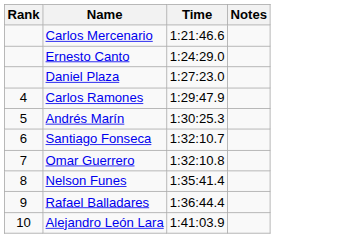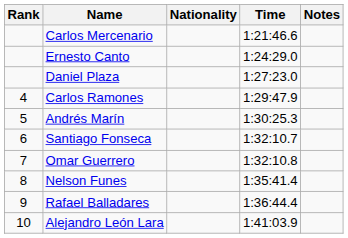+ column: (203, 14)
